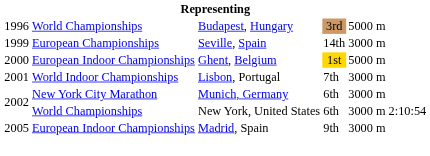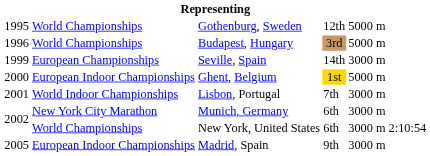+ row: (250, 26)
